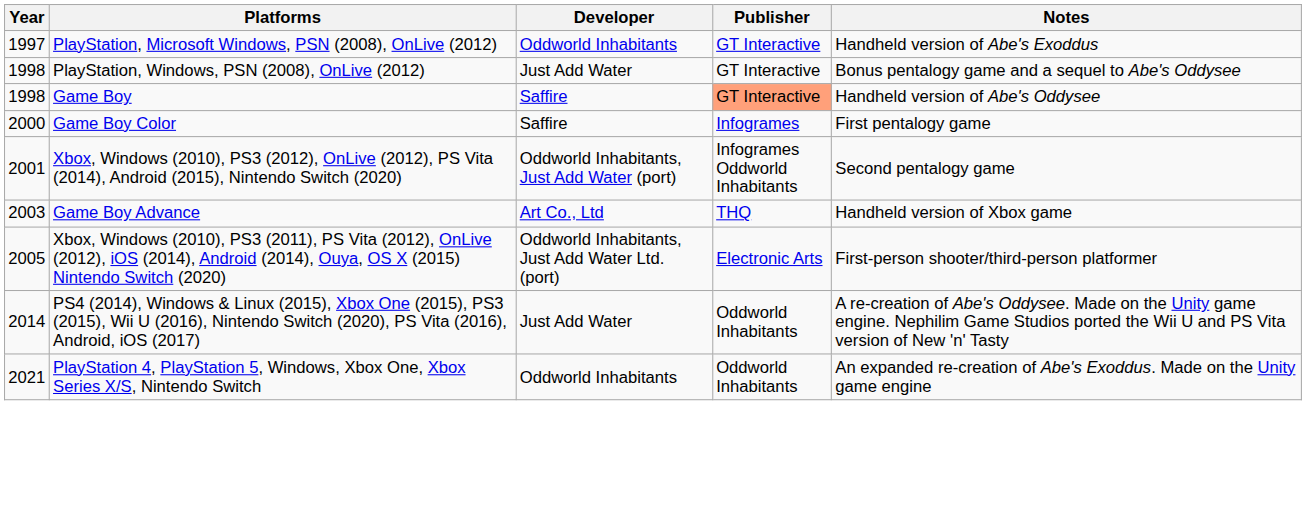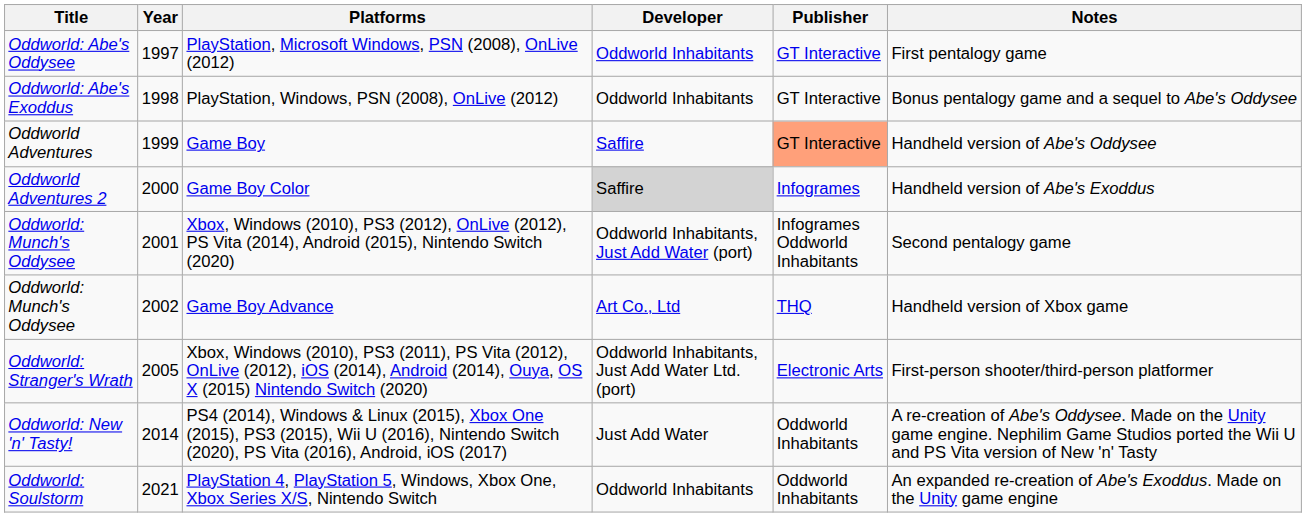+ column: (71, 17)
(967, 44) Handheld version of Abe's Exoddus -> (969, 53) First pentalogy game
(576, 70) Just Add Water -> (675, 98) Oddworld Inhabitants
(27, 96) 1998 -> (160, 143) 1999
(544, 123) no background -> (620, 188) lightgrey background
(913, 123) First pentalogy game -> (1023, 188) Handheld version of Abe's Exoddus
(27, 213) 2003 -> (160, 307) 2002
